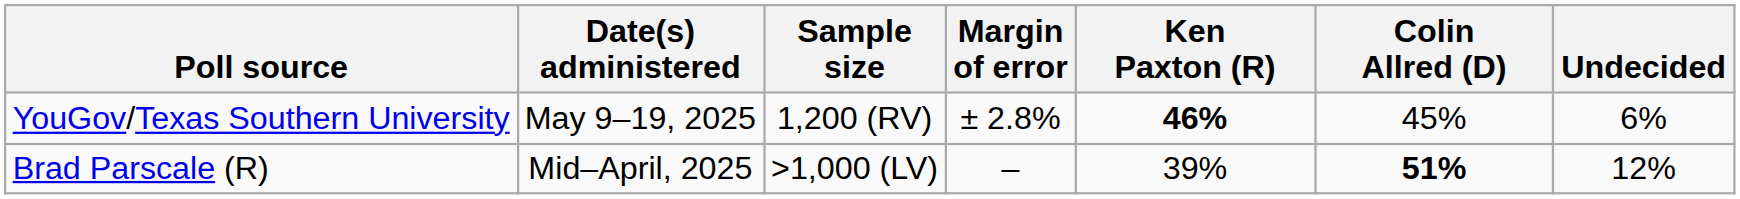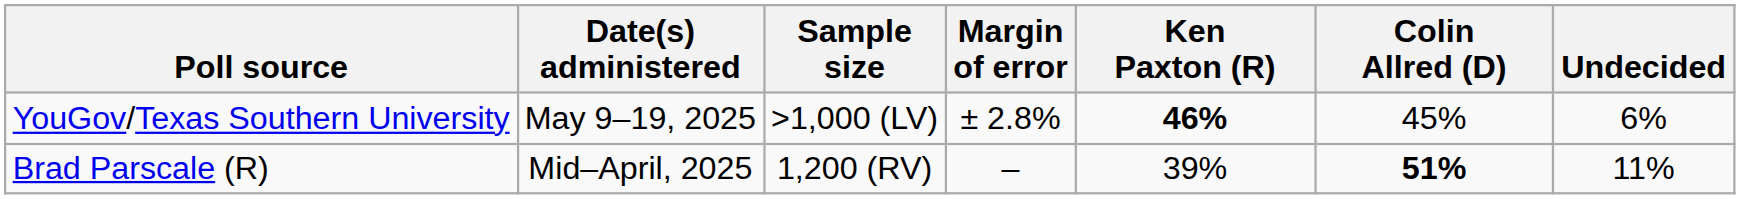(855, 118) 1,200 (RV) -> (855, 118) >1,000 (LV)
(855, 169) >1,000 (LV) -> (855, 169) 1,200 (RV)
(1644, 169) 12% -> (1644, 169) 11%
